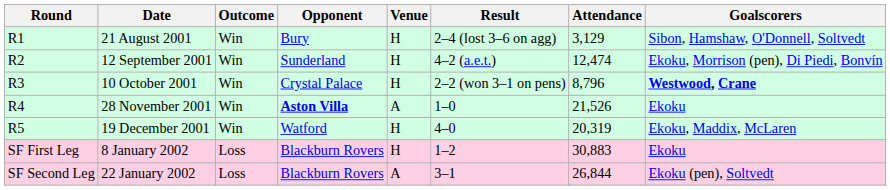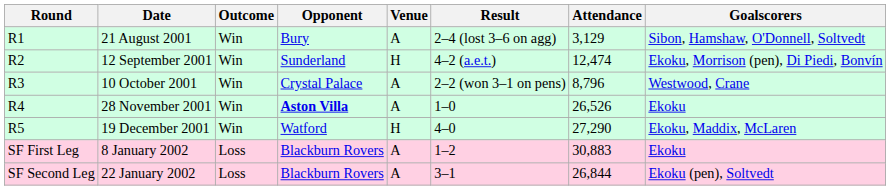(395, 38) H -> (395, 38) A
(395, 83) H -> (395, 83) A
(702, 83) bold -> (699, 83) normal
(592, 106) 21,526 -> (592, 106) 26,526
(592, 128) 20,319 -> (592, 128) 27,290
(395, 151) H -> (395, 151) A
